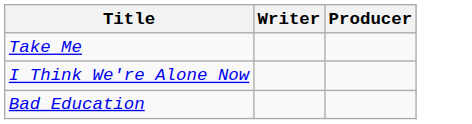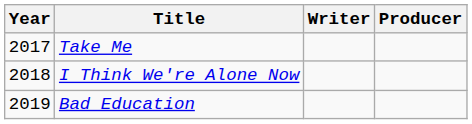+ column: (30, 19)
